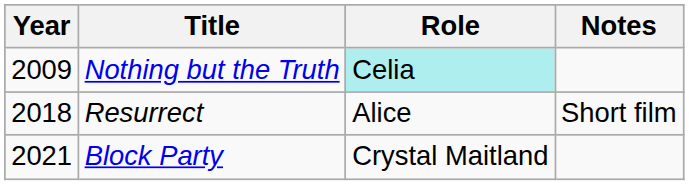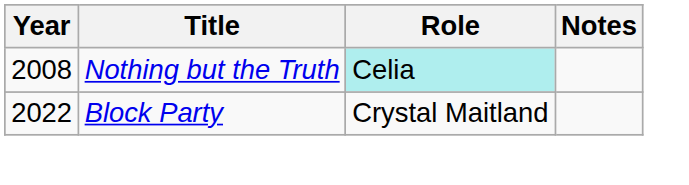(42, 69) 2009 -> (42, 69) 2008
- row: (144, 112)
(42, 156) 2021 -> (42, 112) 2022
